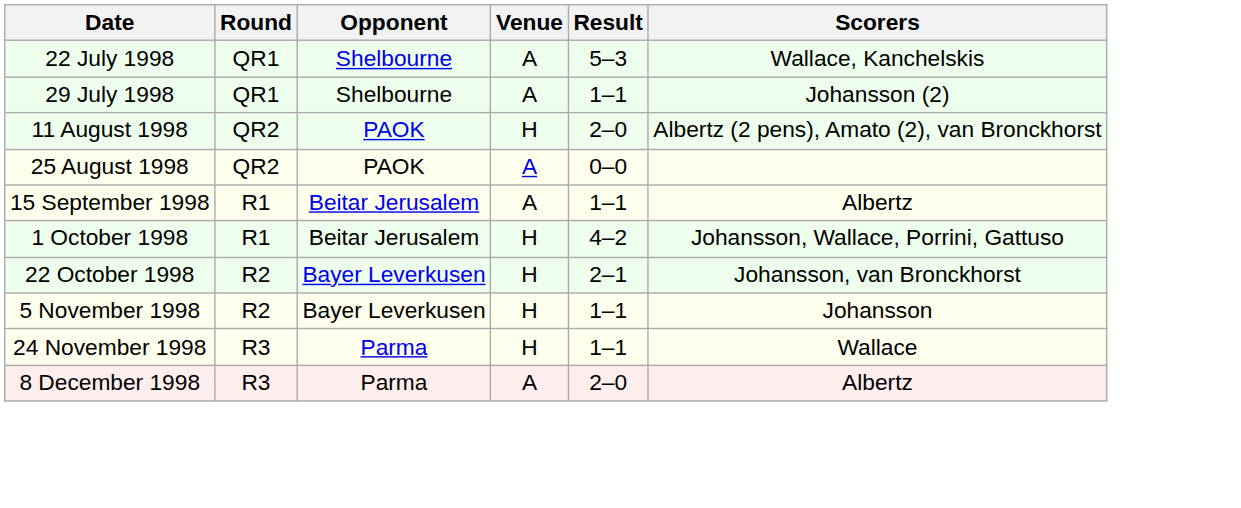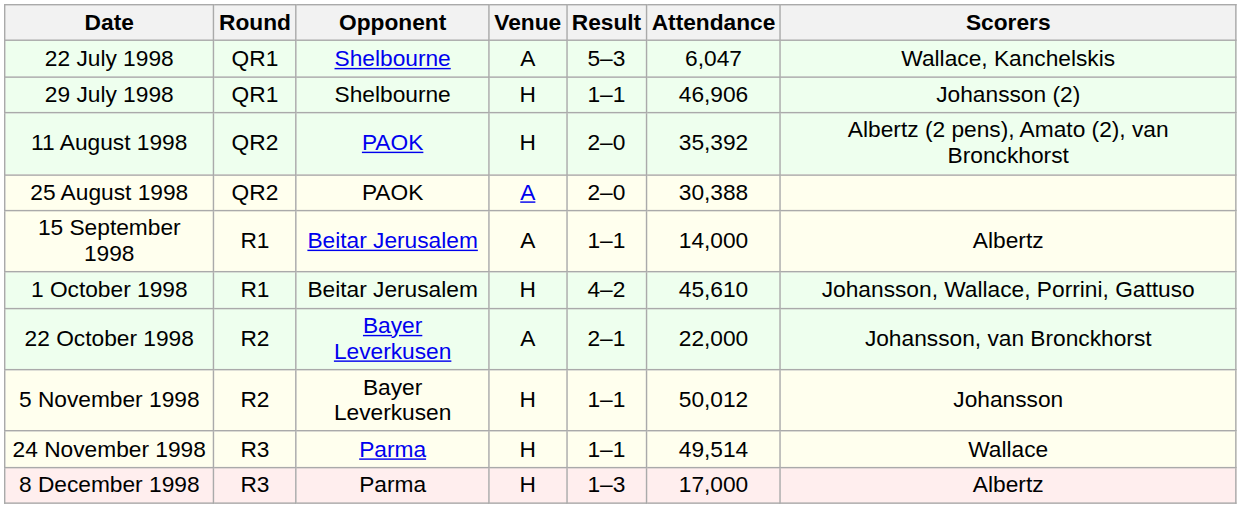+ column: (714, 22)
(529, 94) A -> (528, 94) H
(608, 166) 0–0 -> (606, 192) 2–0
(529, 274) H -> (528, 338) A
(529, 382) A -> (528, 485) H
(608, 382) 2–0 -> (606, 485) 1–3
